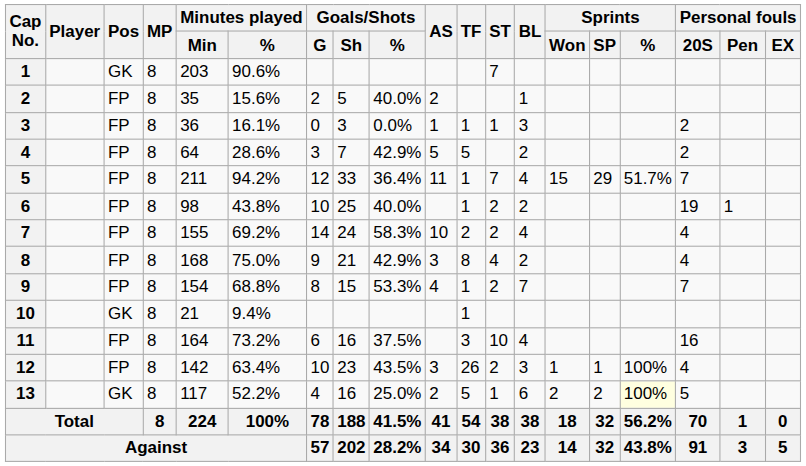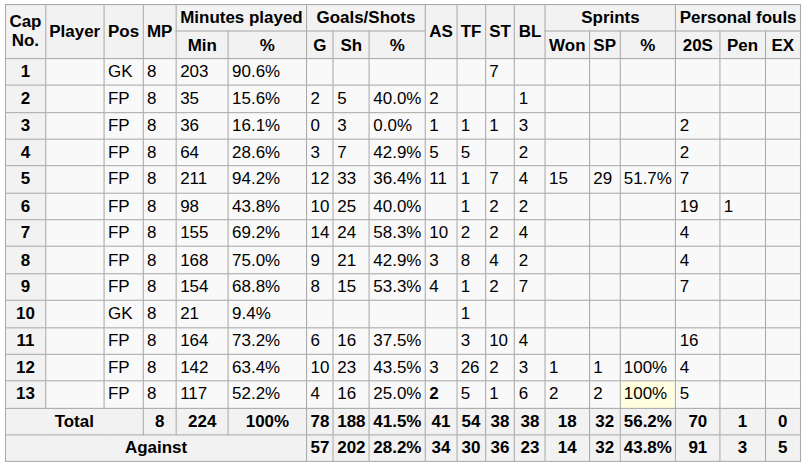(120, 394) GK -> (119, 394) FP
(434, 394) normal -> (434, 394) bold
